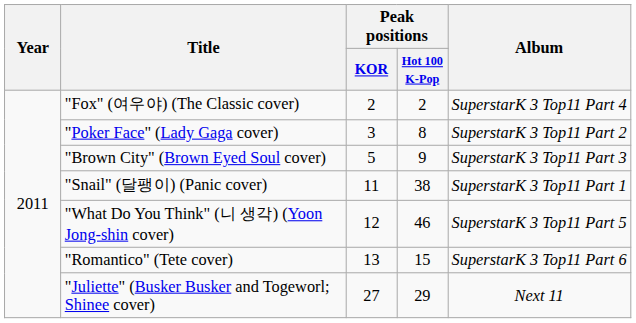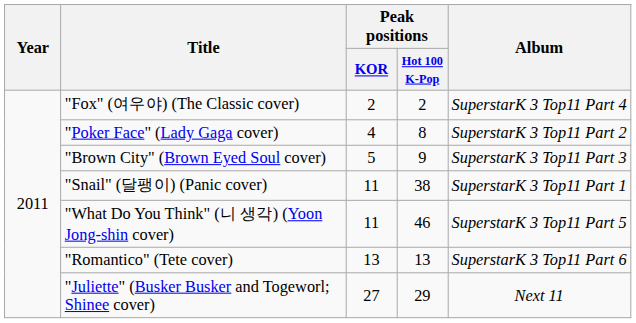(371, 132) 3 -> (371, 132) 4
(371, 223) 12 -> (371, 223) 11
(422, 260) 15 -> (422, 260) 13
